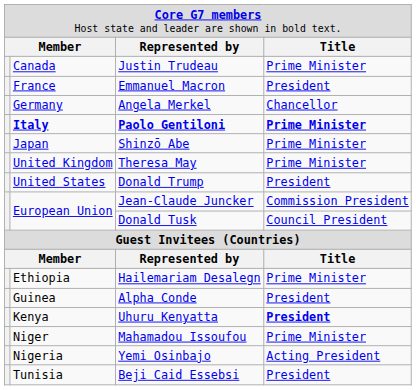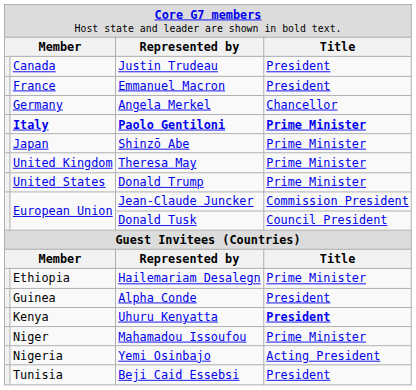(316, 66) Prime Minister -> (298, 66) President
(298, 182) President -> (316, 182) Prime Minister
